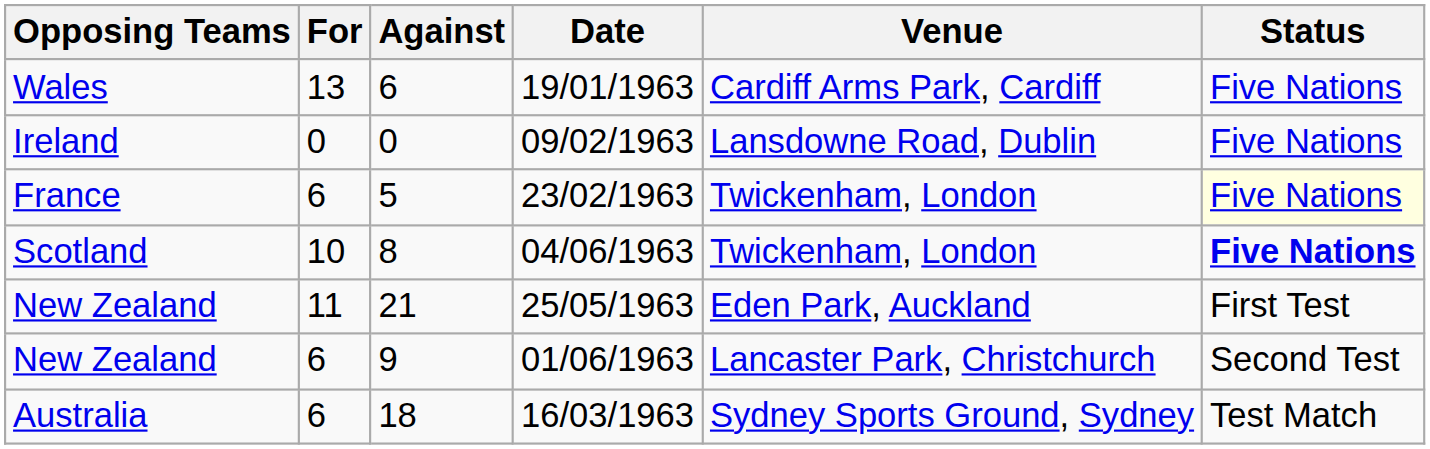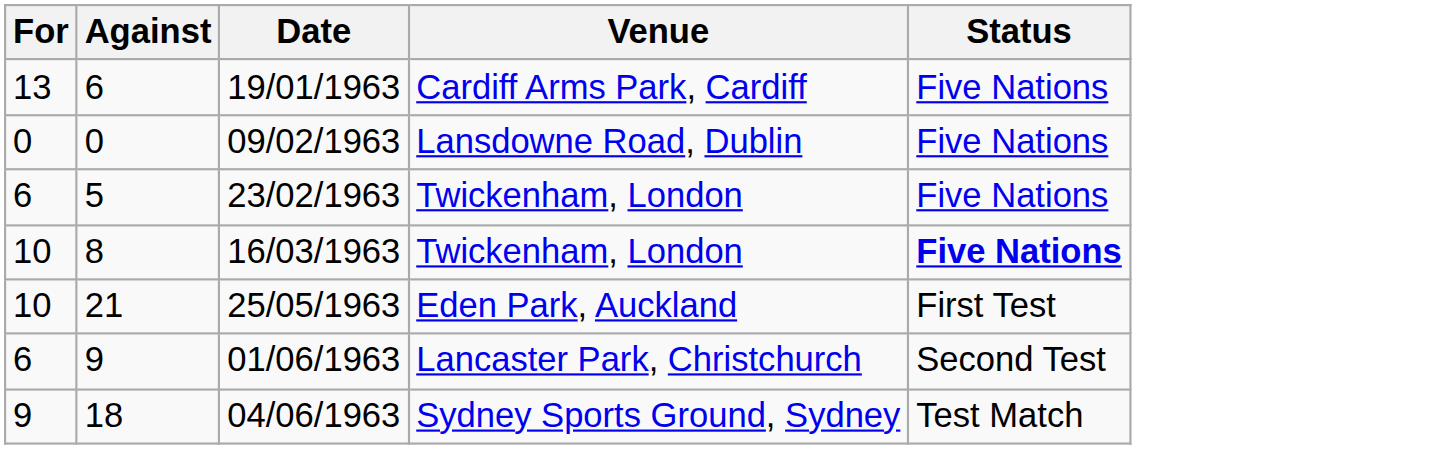- column: (152, 31)
(1306, 196) lightyellow background -> (1012, 196) no background
(608, 251) 04/06/1963 -> (314, 251) 16/03/1963
(325, 305) 11 -> (32, 305) 10
(316, 415) 6 -> (23, 415) 9
(608, 415) 16/03/1963 -> (314, 415) 04/06/1963
